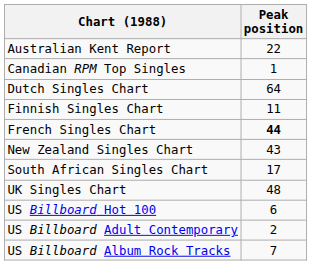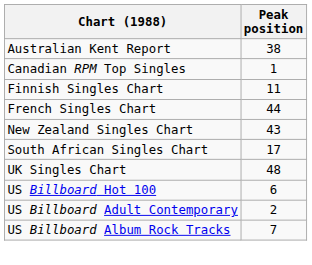(274, 49) 22 -> (274, 49) 38
- row: (78, 89)
(274, 129) bold -> (274, 109) normal
